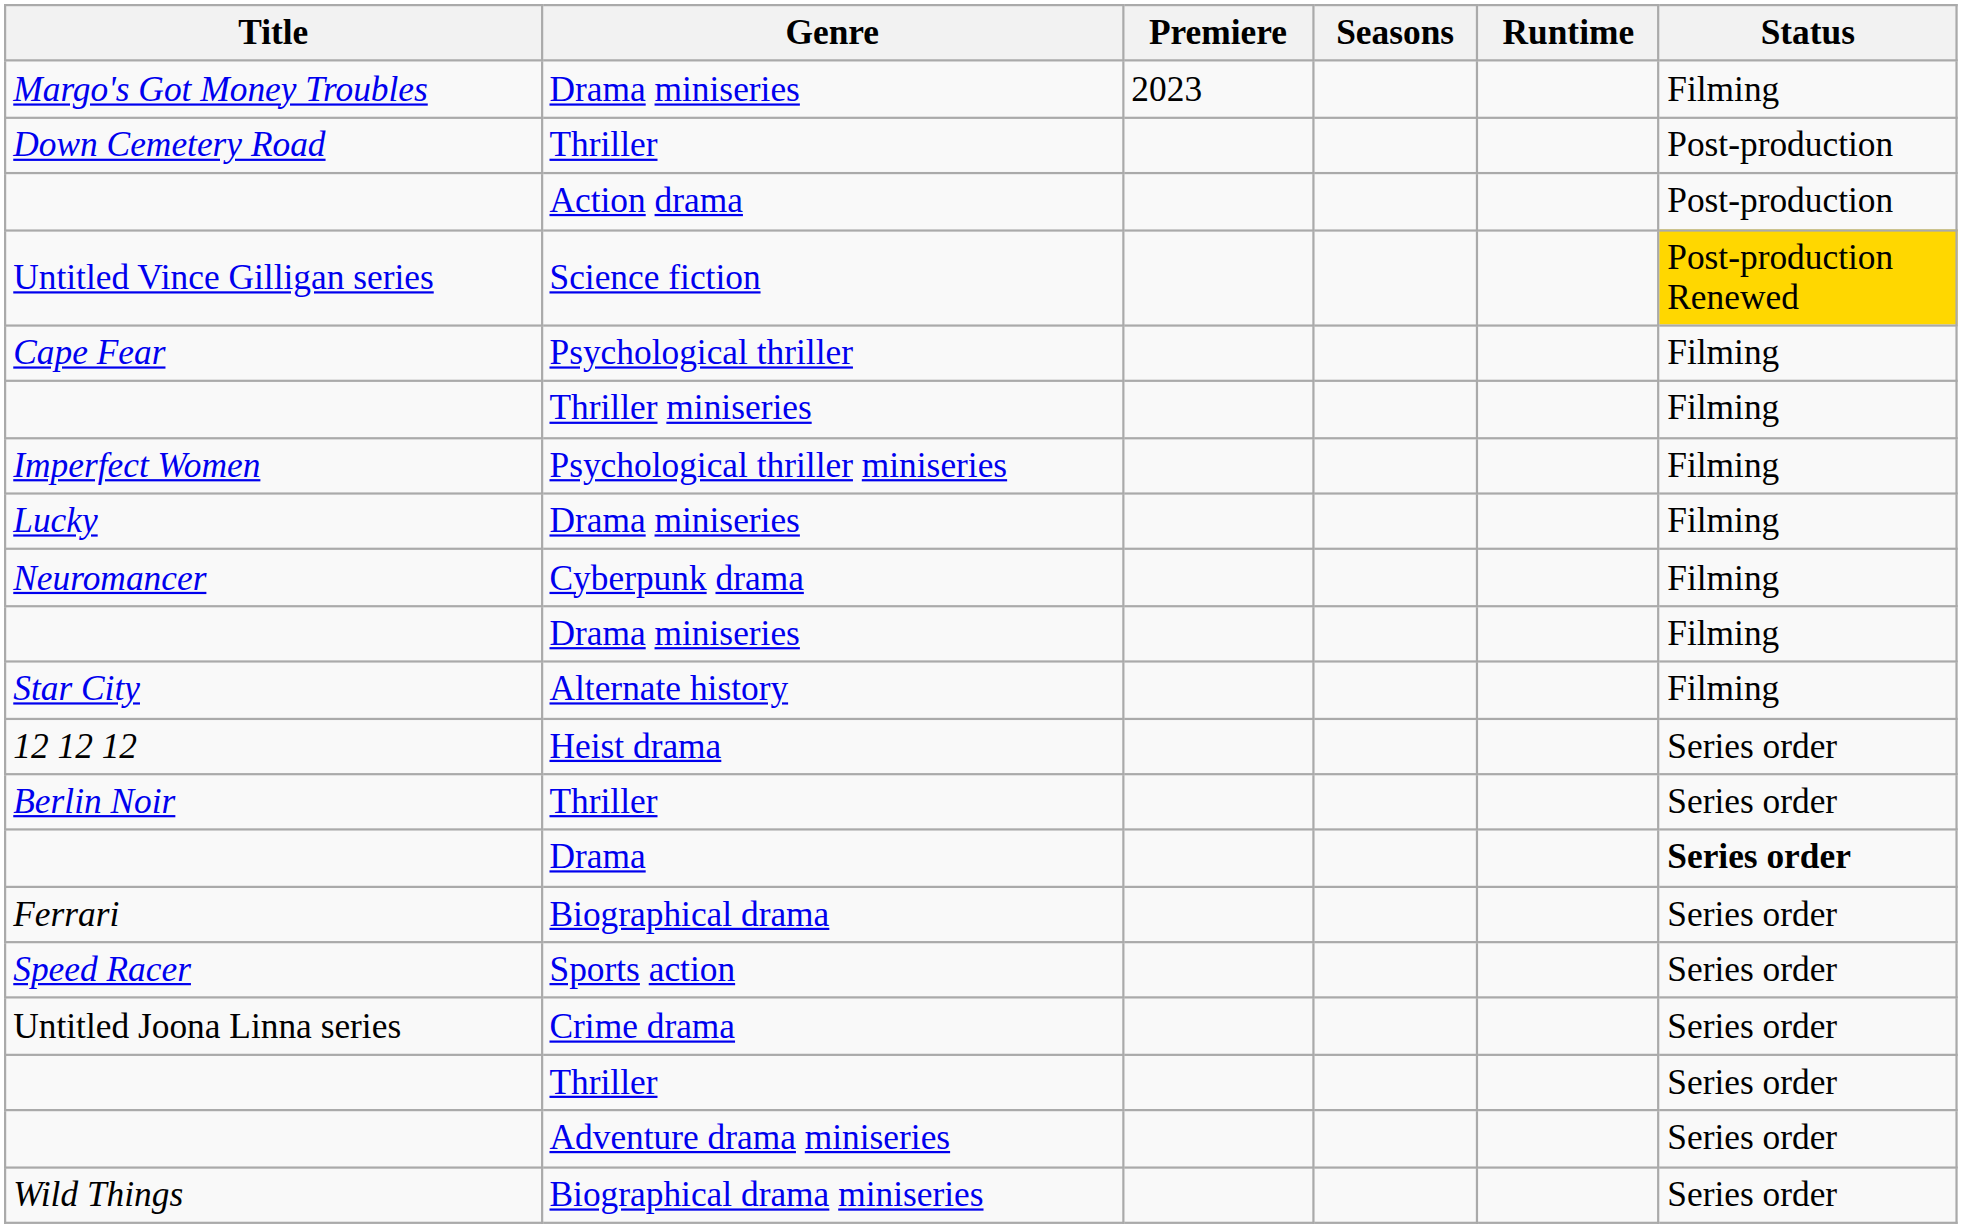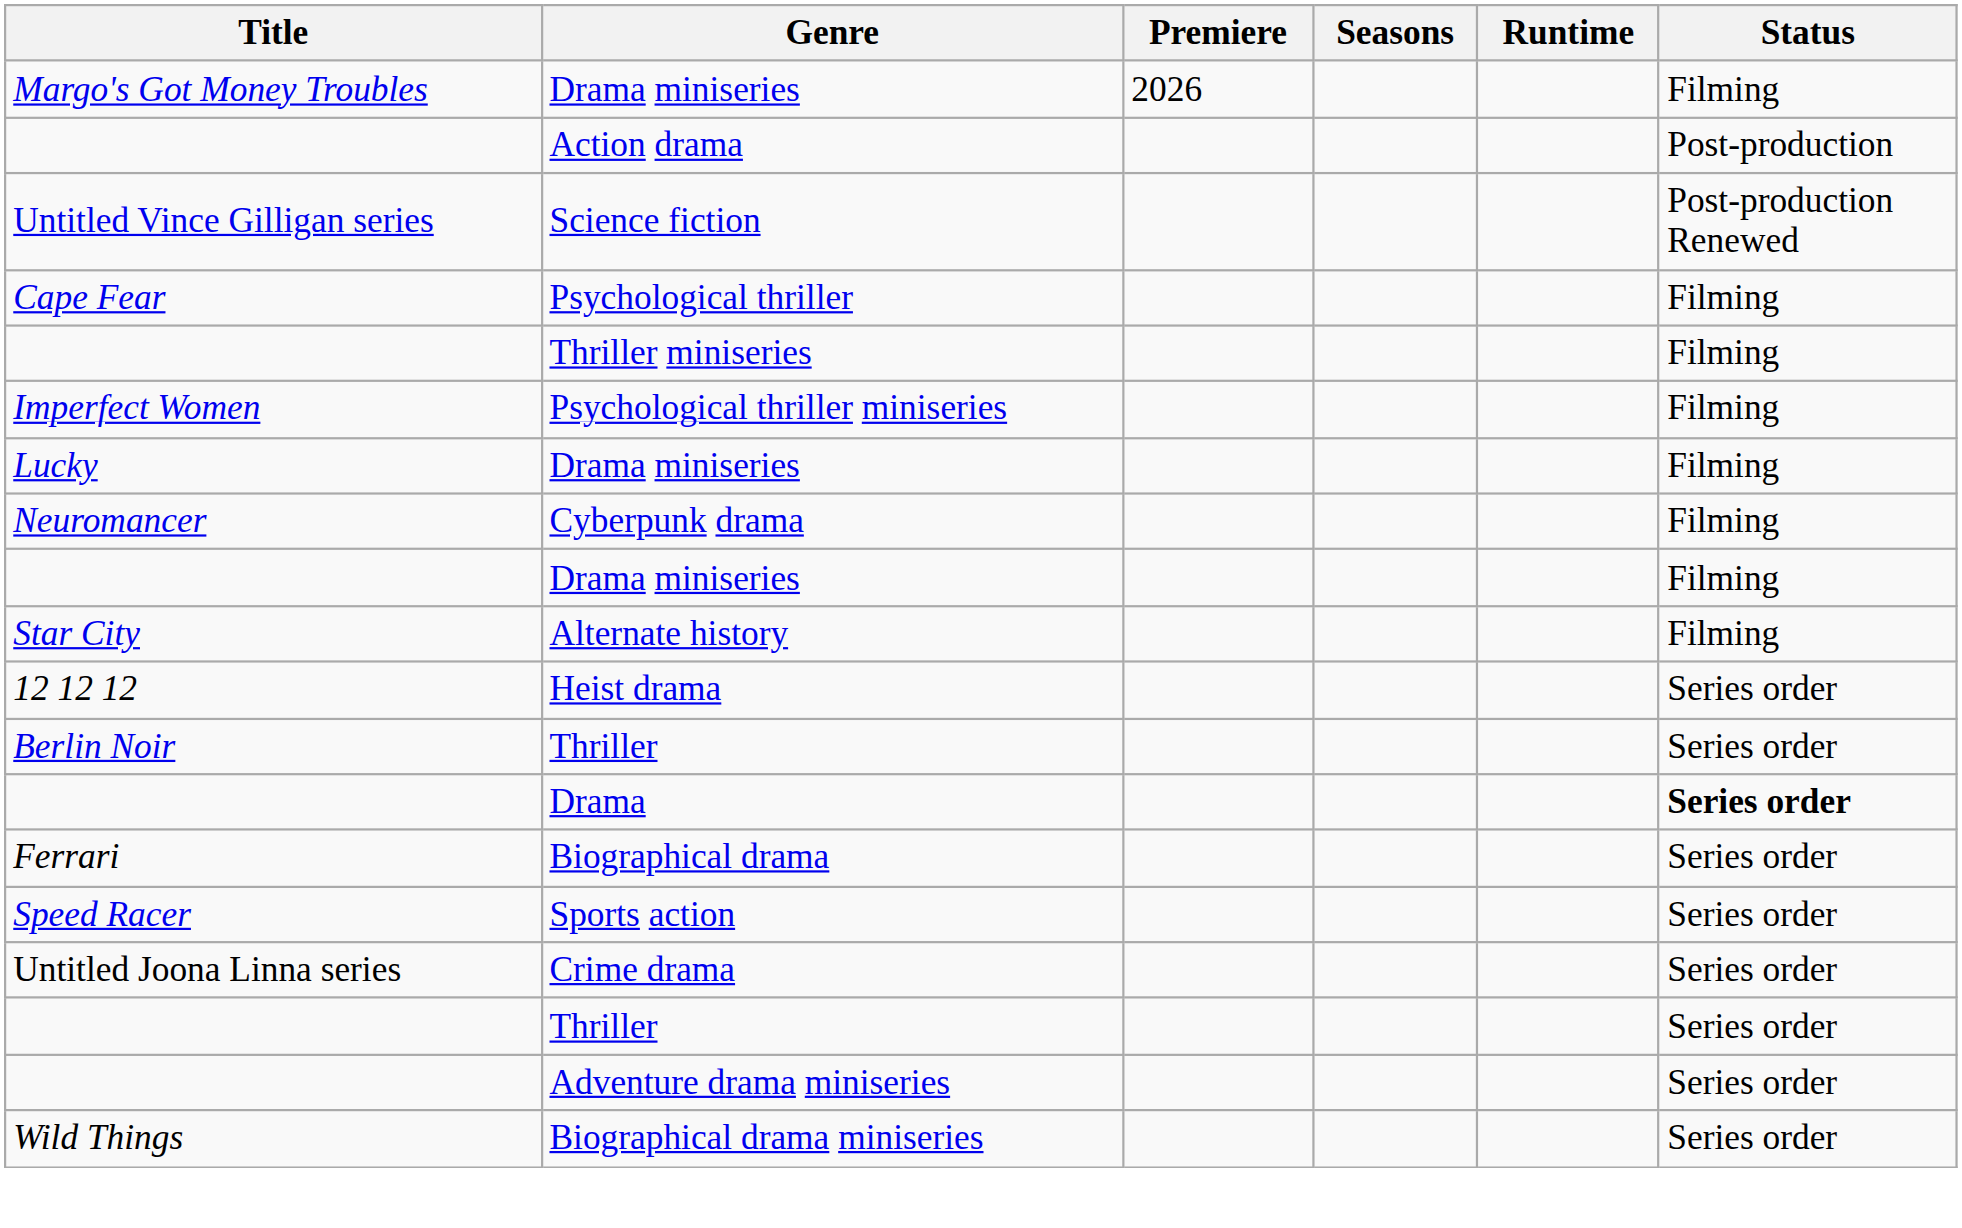(1167, 88) 2023 -> (1167, 88) 2026
- row: (169, 144)
(1780, 276) gold background -> (1780, 220) no background
